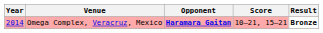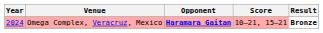(15, 22) 2014 -> (15, 22) 2024
